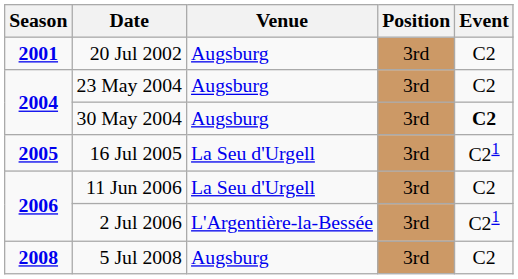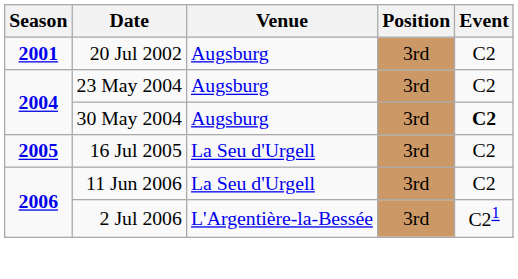(484, 153) C21 -> (484, 151) C2
- row: (141, 257)
